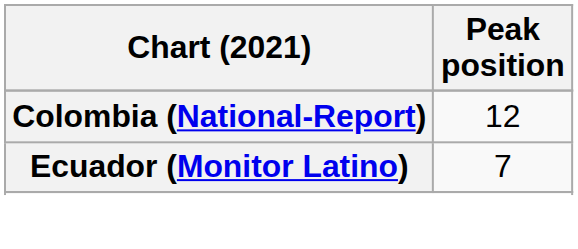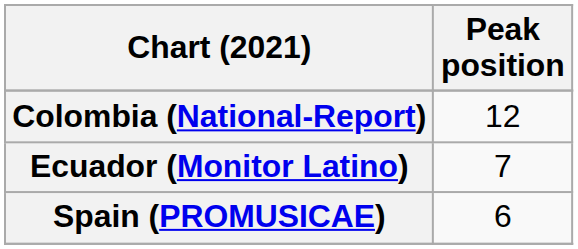+ row: (219, 217)
